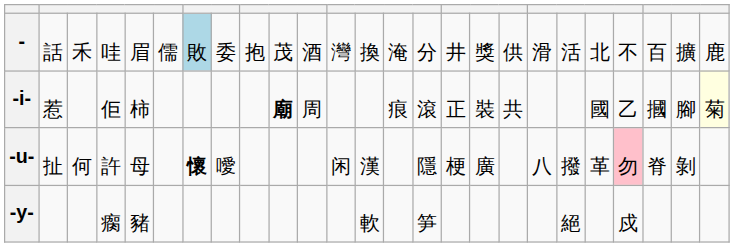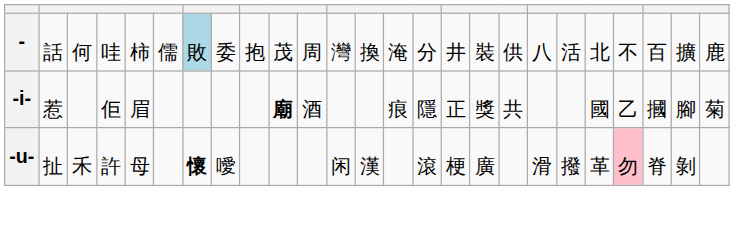(82, 52) 禾 -> (82, 52) 何
(139, 52) 眉 -> (139, 52) 柿
(312, 52) 酒 -> (312, 52) 周
(484, 52) 獎 -> (484, 52) 裝
(542, 52) 滑 -> (542, 52) 八
(139, 109) 柿 -> (139, 109) 眉
(312, 109) 周 -> (312, 109) 酒
(427, 109) 滾 -> (427, 109) 隱
(484, 109) 裝 -> (484, 109) 獎
(714, 109) lightyellow background -> (714, 109) no background
(82, 166) 何 -> (82, 166) 禾
(427, 166) 隱 -> (427, 166) 滾
(542, 166) 八 -> (542, 166) 滑
- row: (22, 213)
